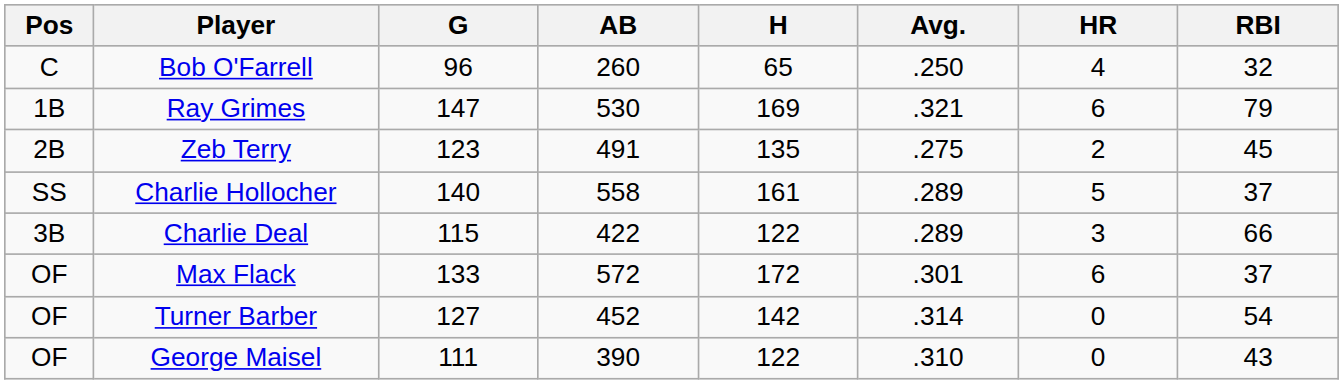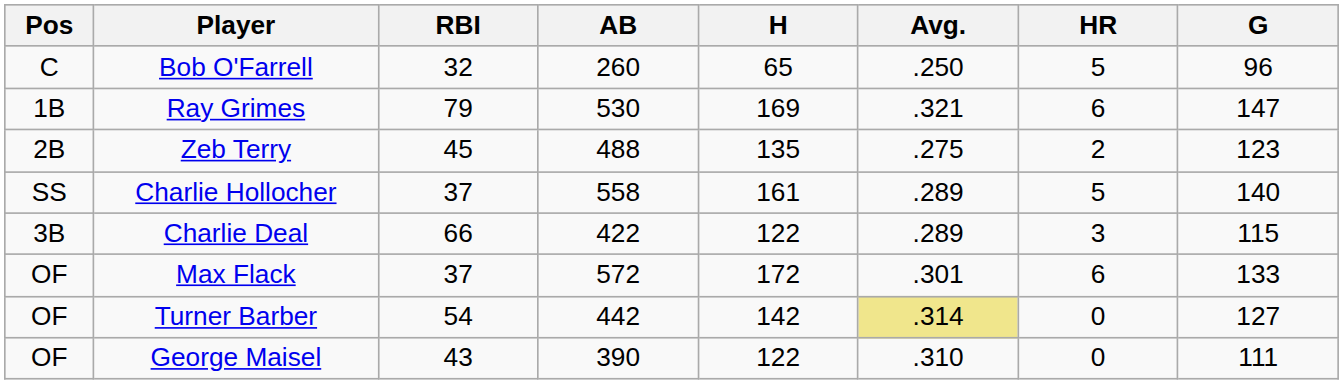columns swapped: (458, 25) <-> (1258, 25)
(1098, 66) 4 -> (1098, 66) 5
(618, 150) 491 -> (618, 150) 488
(618, 316) 452 -> (618, 316) 442
(938, 316) no background -> (938, 316) khaki background
